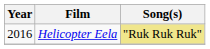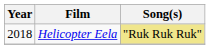(20, 34) 2016 -> (20, 34) 2018
